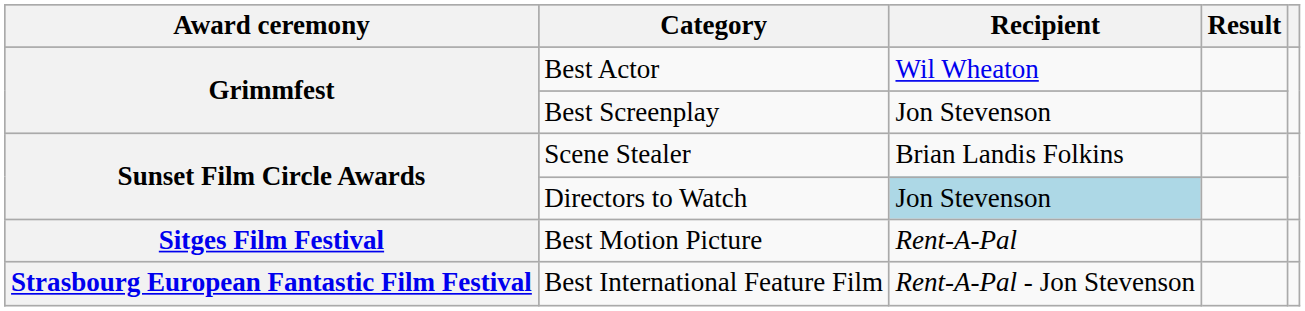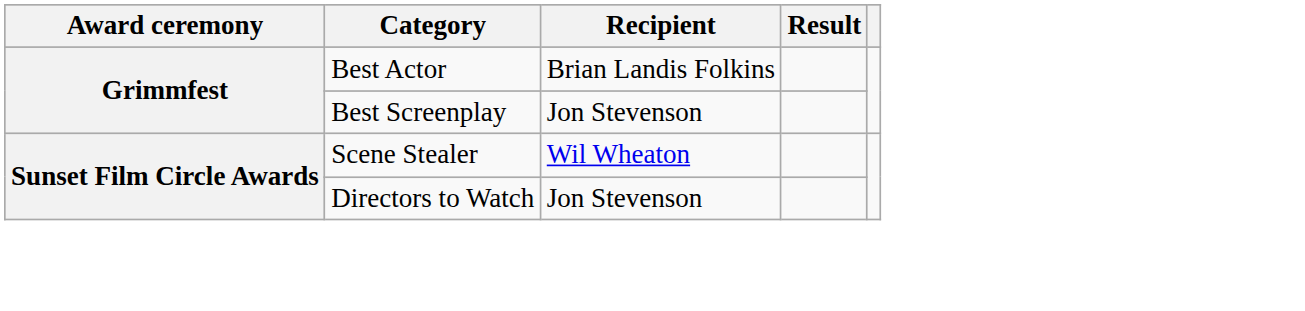(967, 68) Wil Wheaton -> (661, 68) Brian Landis Folkins
(1010, 154) Brian Landis Folkins -> (618, 154) Wil Wheaton
(973, 197) lightblue background -> (625, 197) no background
- row: (653, 240)
- row: (714, 283)
